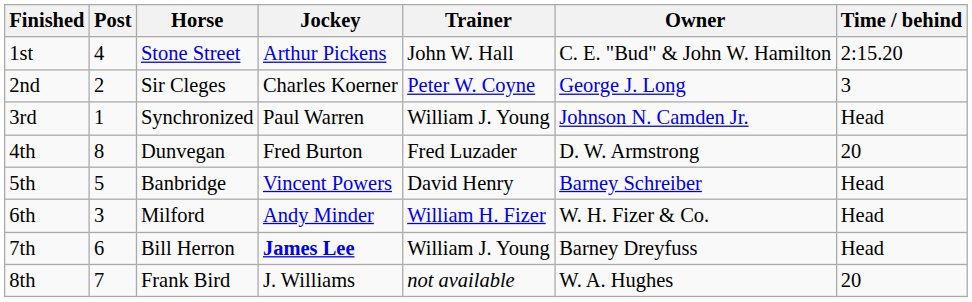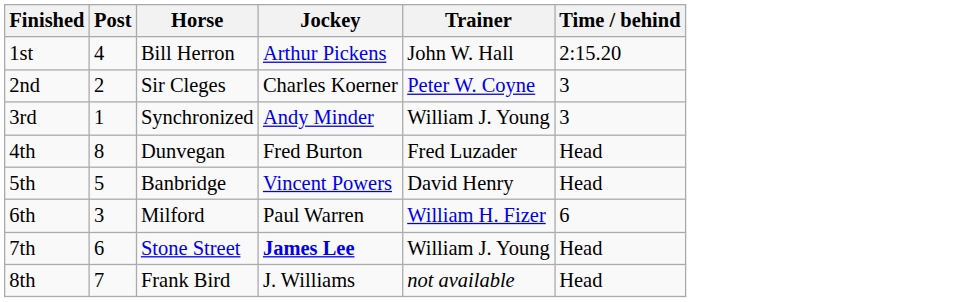- column: (695, 20)
(191, 53) Stone Street -> (188, 53) Bill Herron
(313, 118) Paul Warren -> (318, 118) Andy Minder
(862, 118) Head -> (564, 118) 3
(851, 150) 20 -> (581, 150) Head
(318, 215) Andy Minder -> (313, 215) Paul Warren
(862, 215) Head -> (564, 215) 6
(188, 248) Bill Herron -> (191, 248) Stone Street
(851, 280) 20 -> (581, 280) Head
